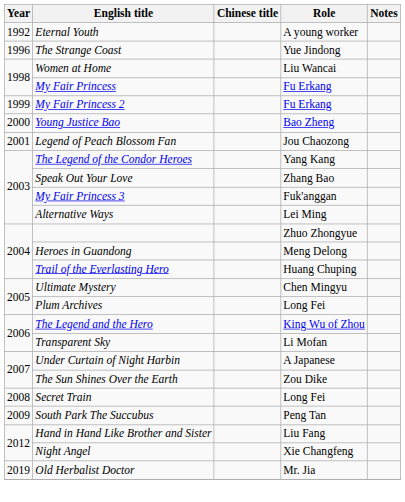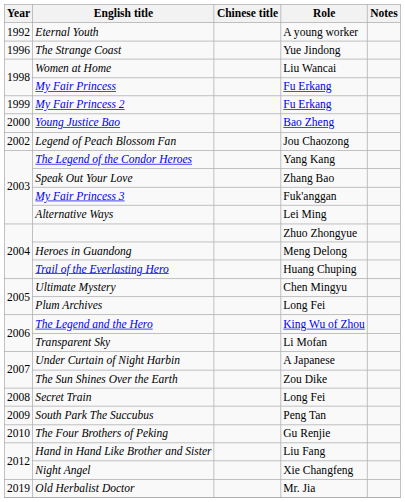(19, 141) 2001 -> (19, 141) 2002
+ row: (102, 433)
